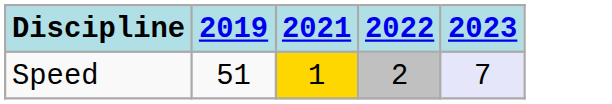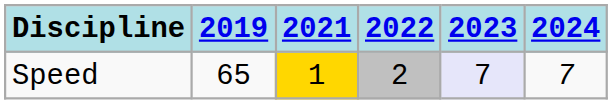+ column: (566, 29)
(234, 76) 51 -> (234, 76) 65
